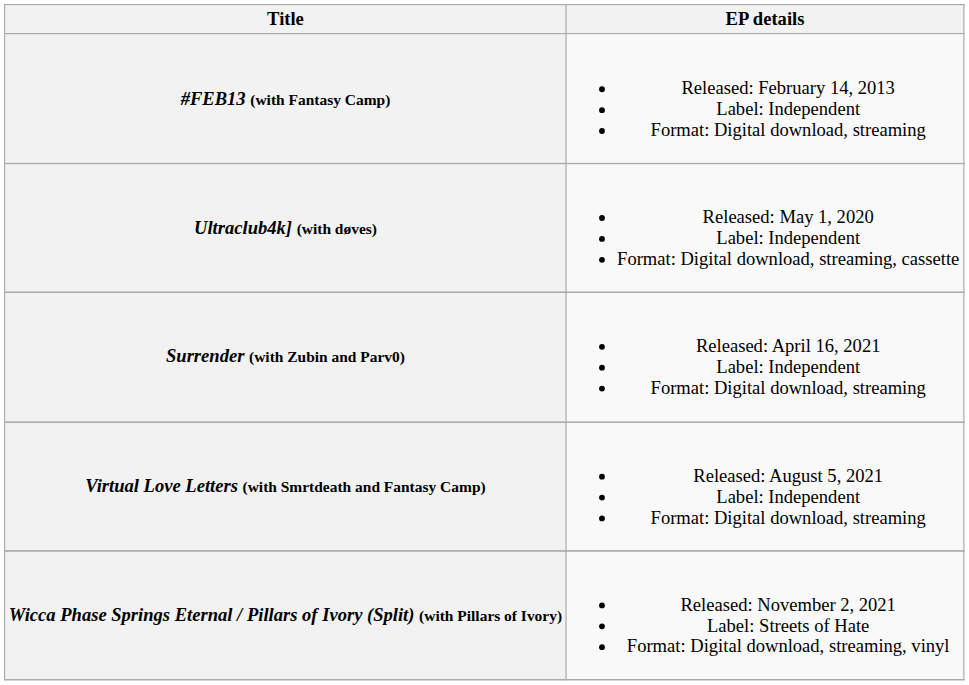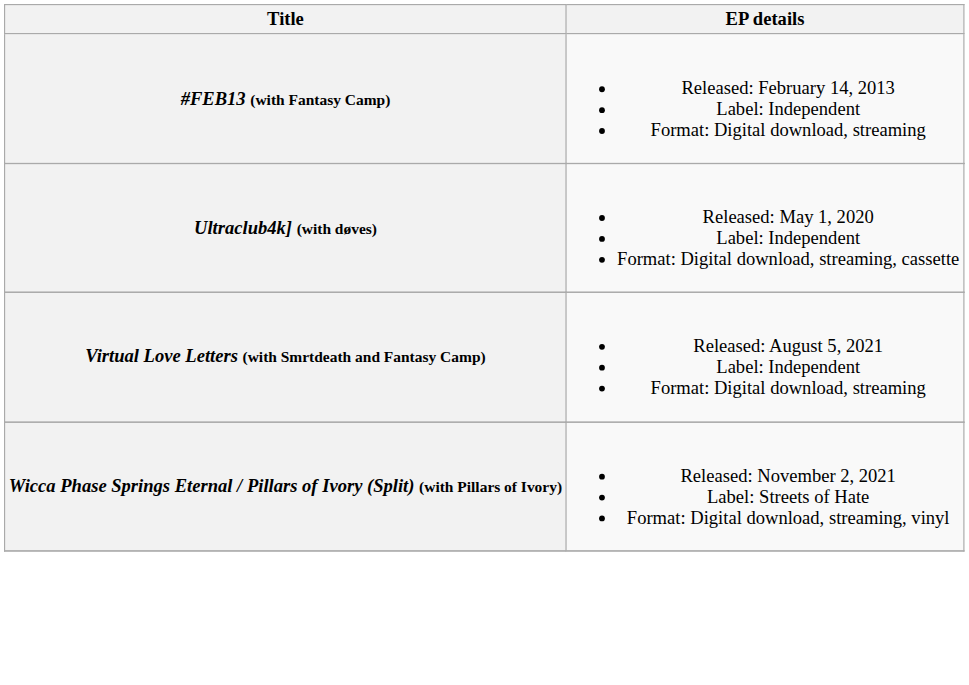- row: (285, 356)
